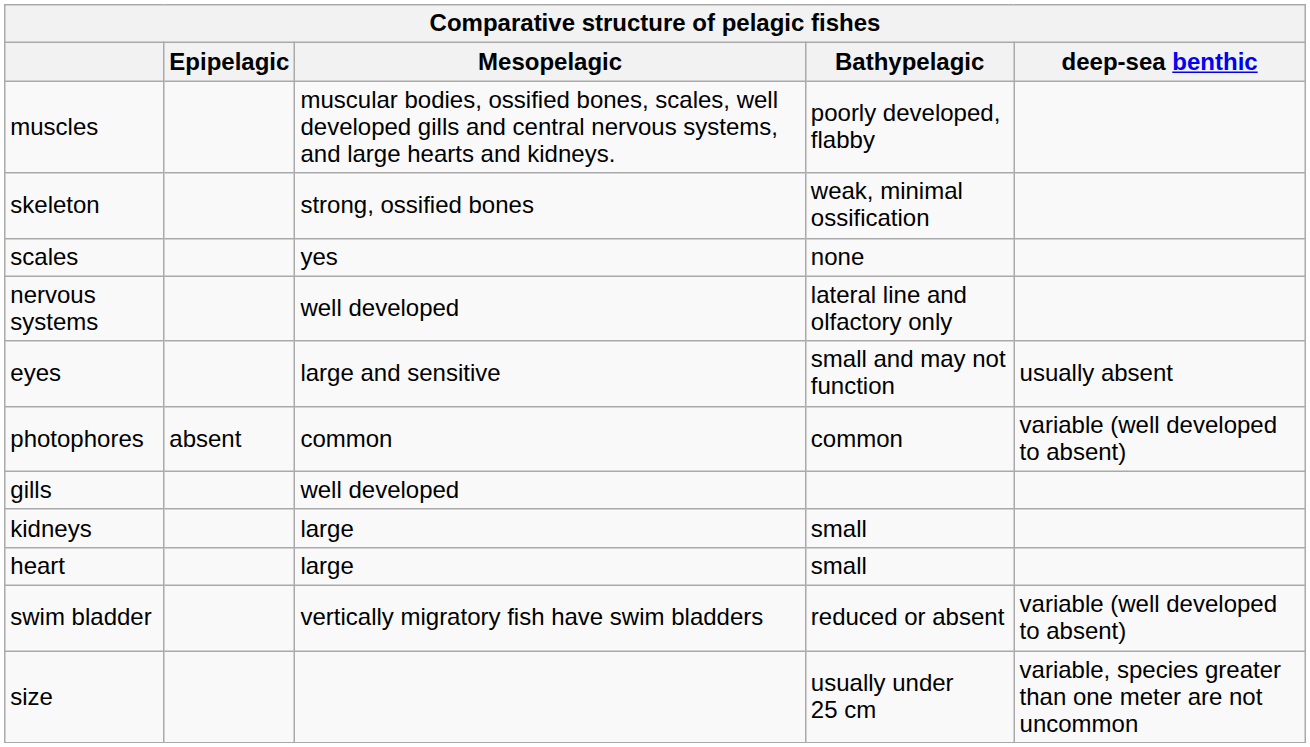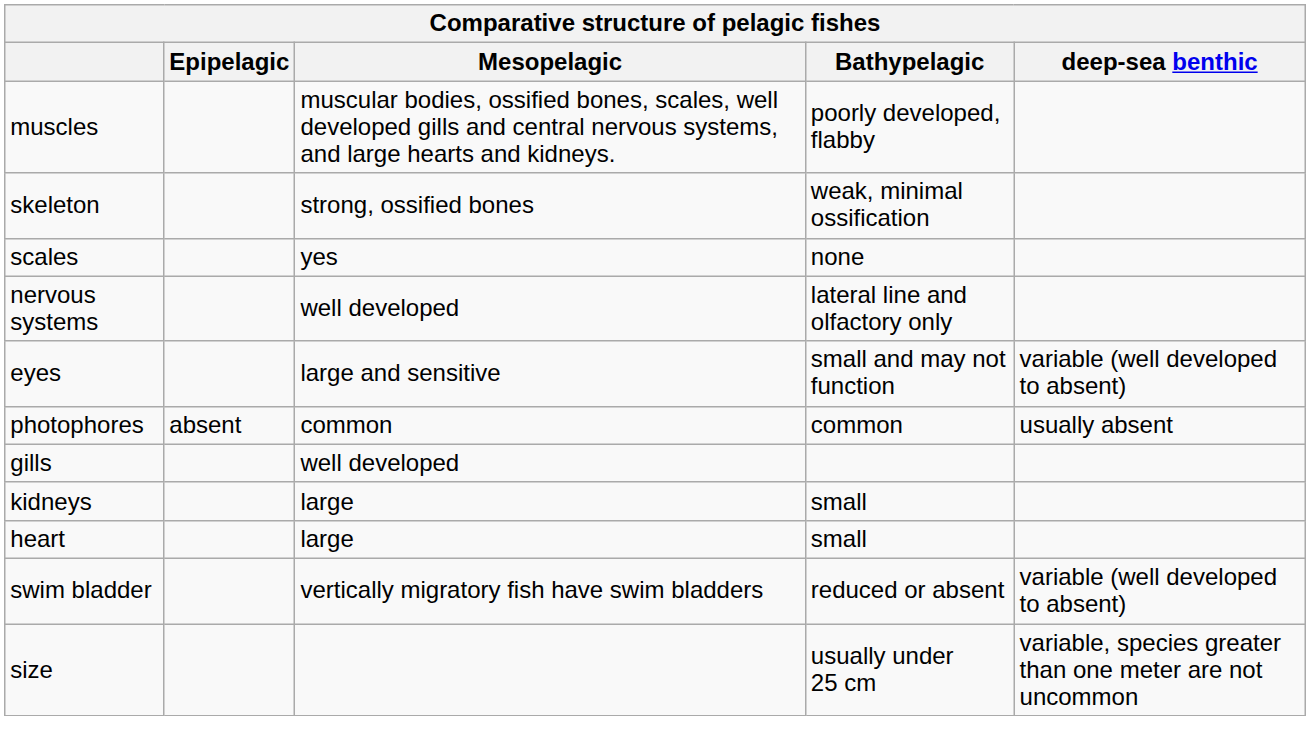(1096, 373) usually absent -> (1148, 373) variable (well developed to absent)
(1148, 438) variable (well developed to absent) -> (1096, 424) usually absent
